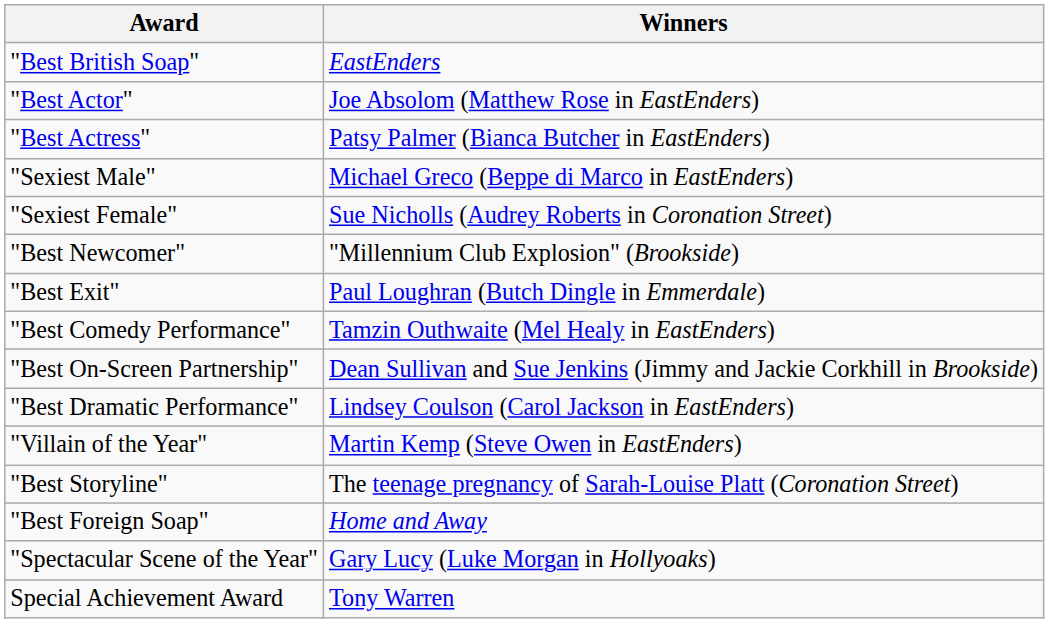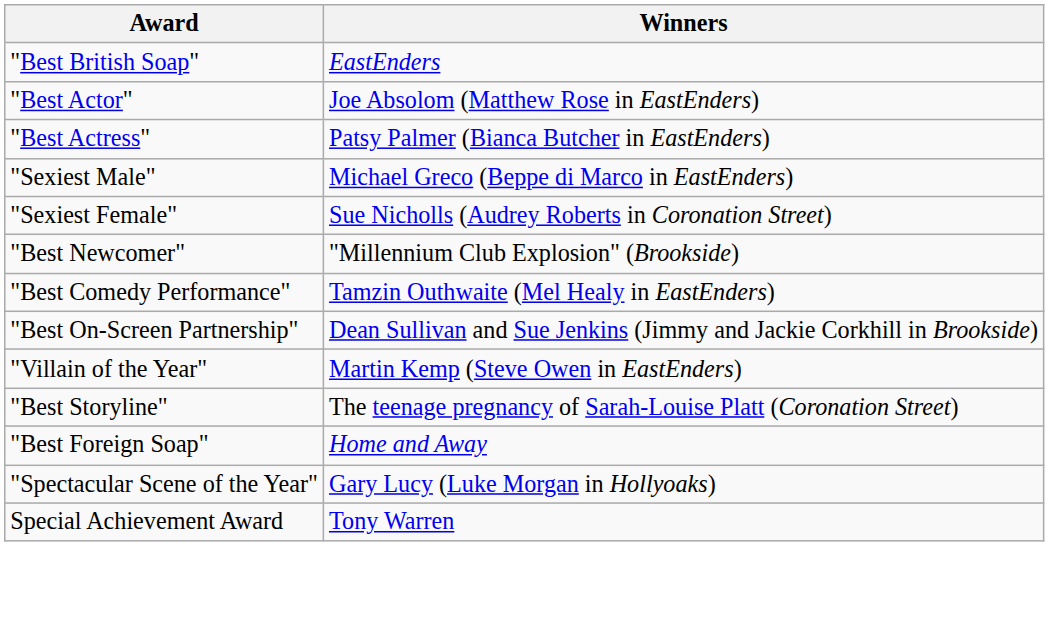- row: (65, 291)
- row: (154, 406)
